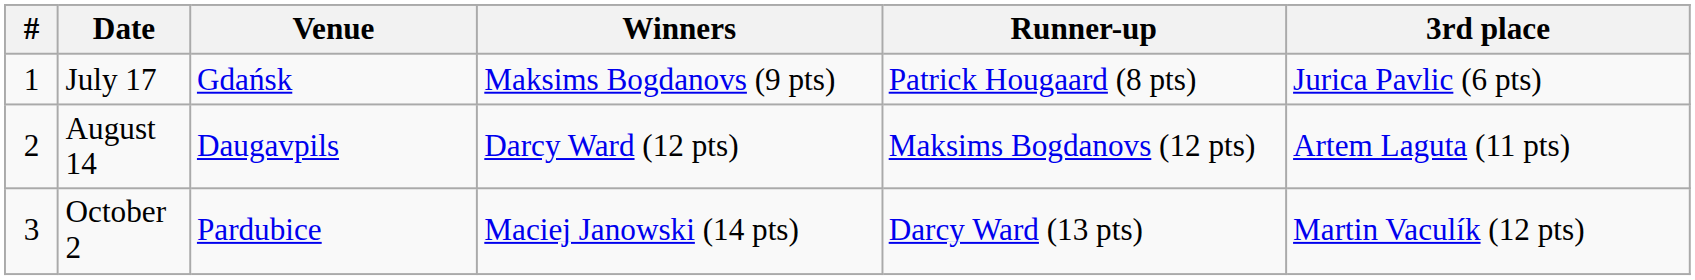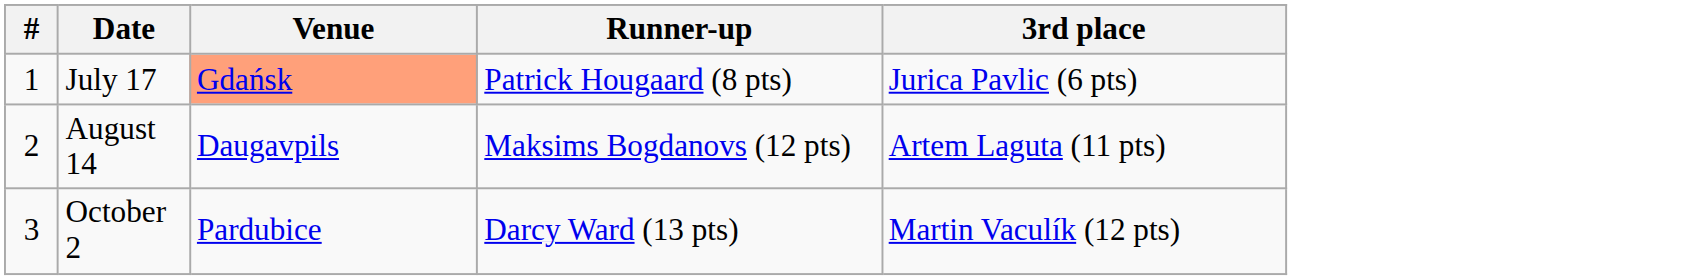- column: (679, 29)
(245, 78) no background -> (245, 78) lightsalmon background
